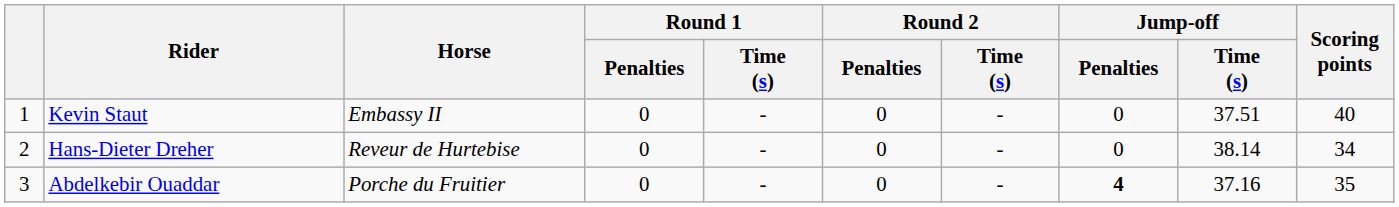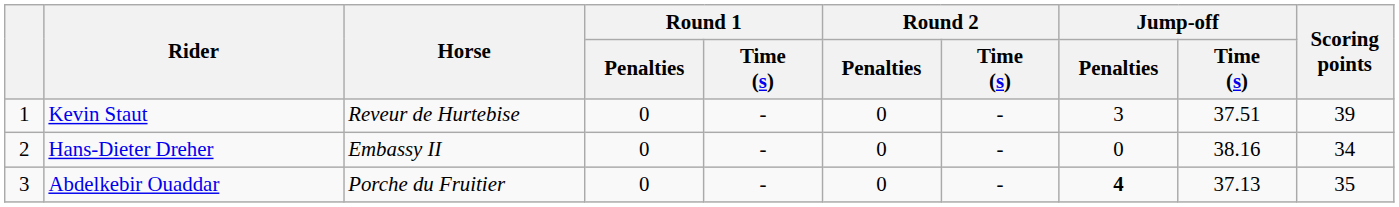(395, 115) Embassy II -> (434, 115) Reveur de Hurtebise
(1118, 115) 0 -> (1118, 115) 3
(1345, 115) 40 -> (1345, 115) 39
(434, 150) Reveur de Hurtebise -> (395, 150) Embassy II
(1237, 150) 38.14 -> (1237, 150) 38.16
(1237, 184) 37.16 -> (1237, 184) 37.13
